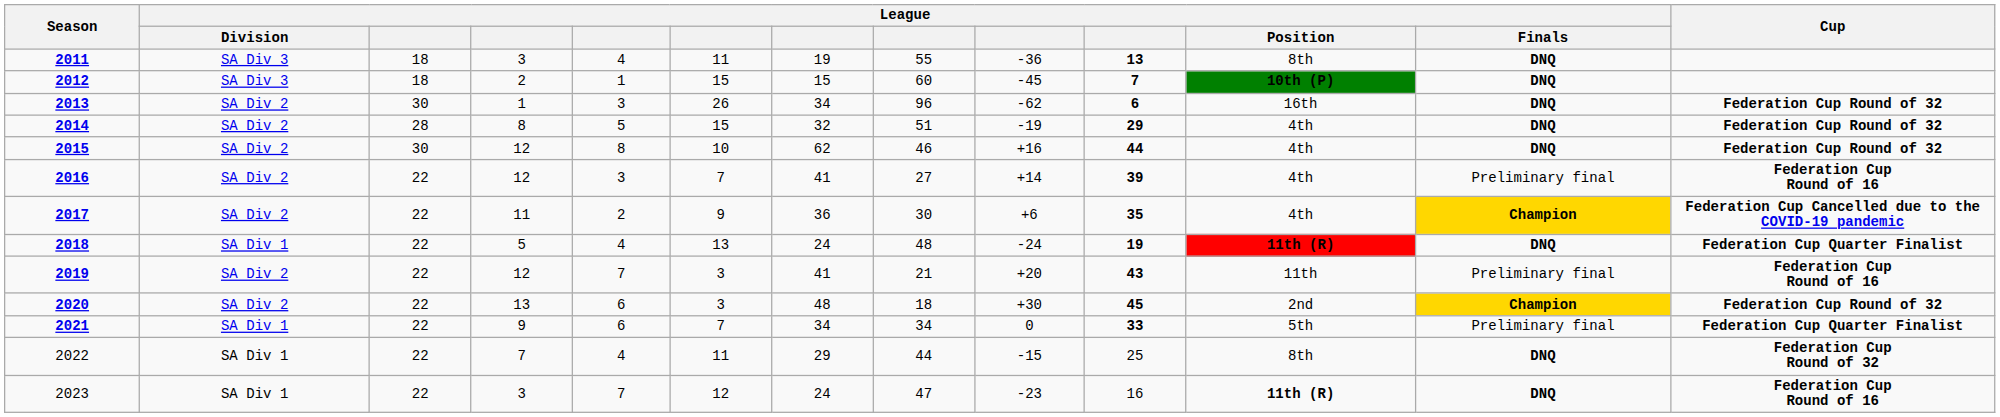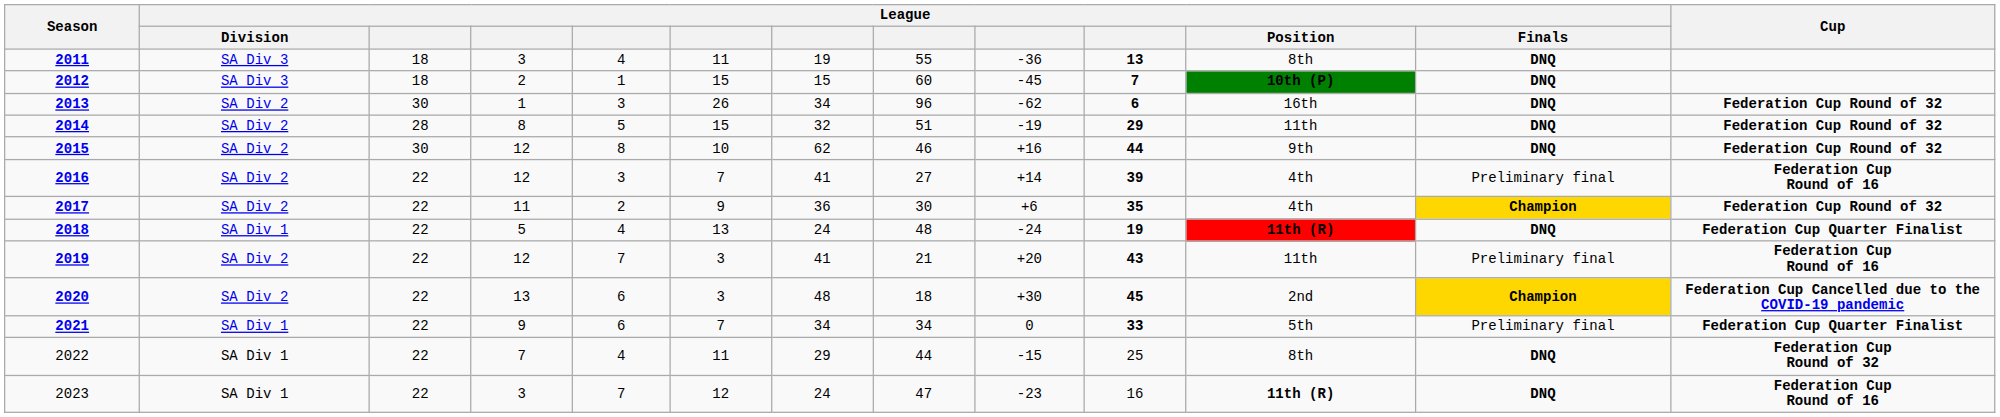(1301, 126) 4th -> (1301, 126) 11th
(1301, 148) 4th -> (1301, 148) 9th
(1833, 215) Federation Cup Cancelled due to the COVID-19 pandemic -> (1833, 208) Federation Cup Round of 32
(1833, 305) Federation Cup Round of 32 -> (1833, 297) Federation Cup Cancelled due to the COVID-19 pandemic
